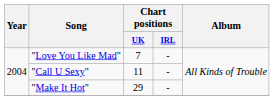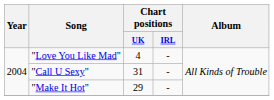(138, 55) 7 -> (138, 55) 4
(138, 71) 11 -> (138, 71) 31
